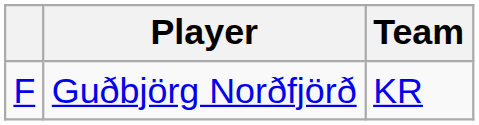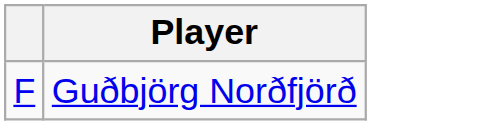- column: (419, 32)
